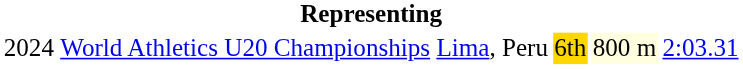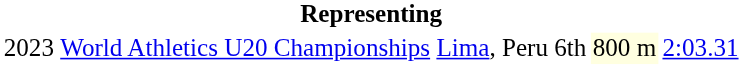(29, 48) 2024 -> (29, 48) 2023
(570, 48) gold background -> (570, 48) no background
